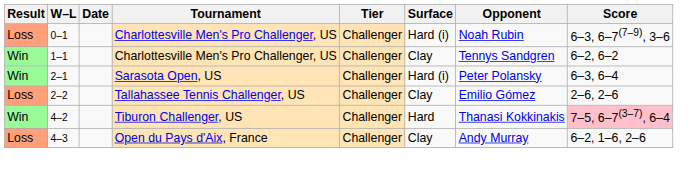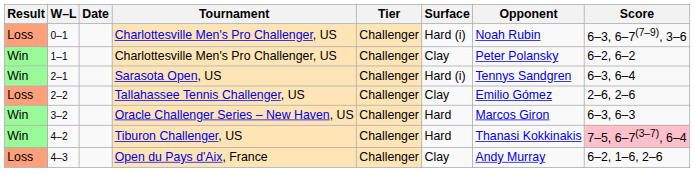(507, 56) Tennys Sandgren -> (517, 56) Peter Polansky
(500, 76) Peter Polansky -> (523, 76) Tennys Sandgren
+ row: (59, 116)
